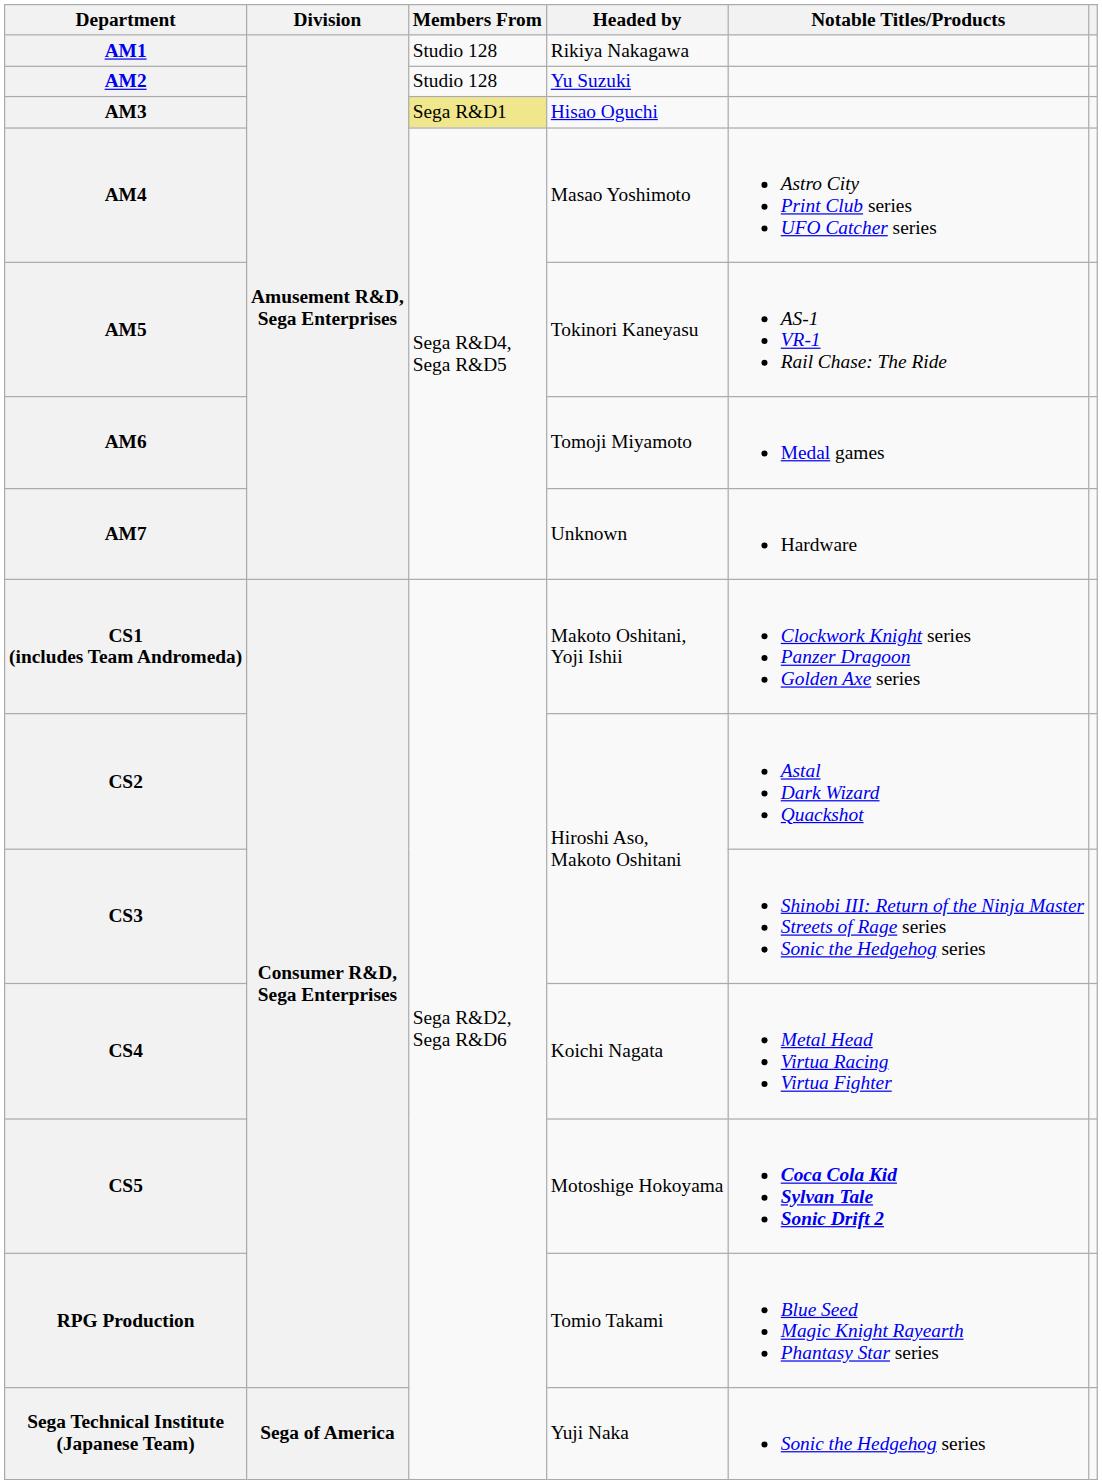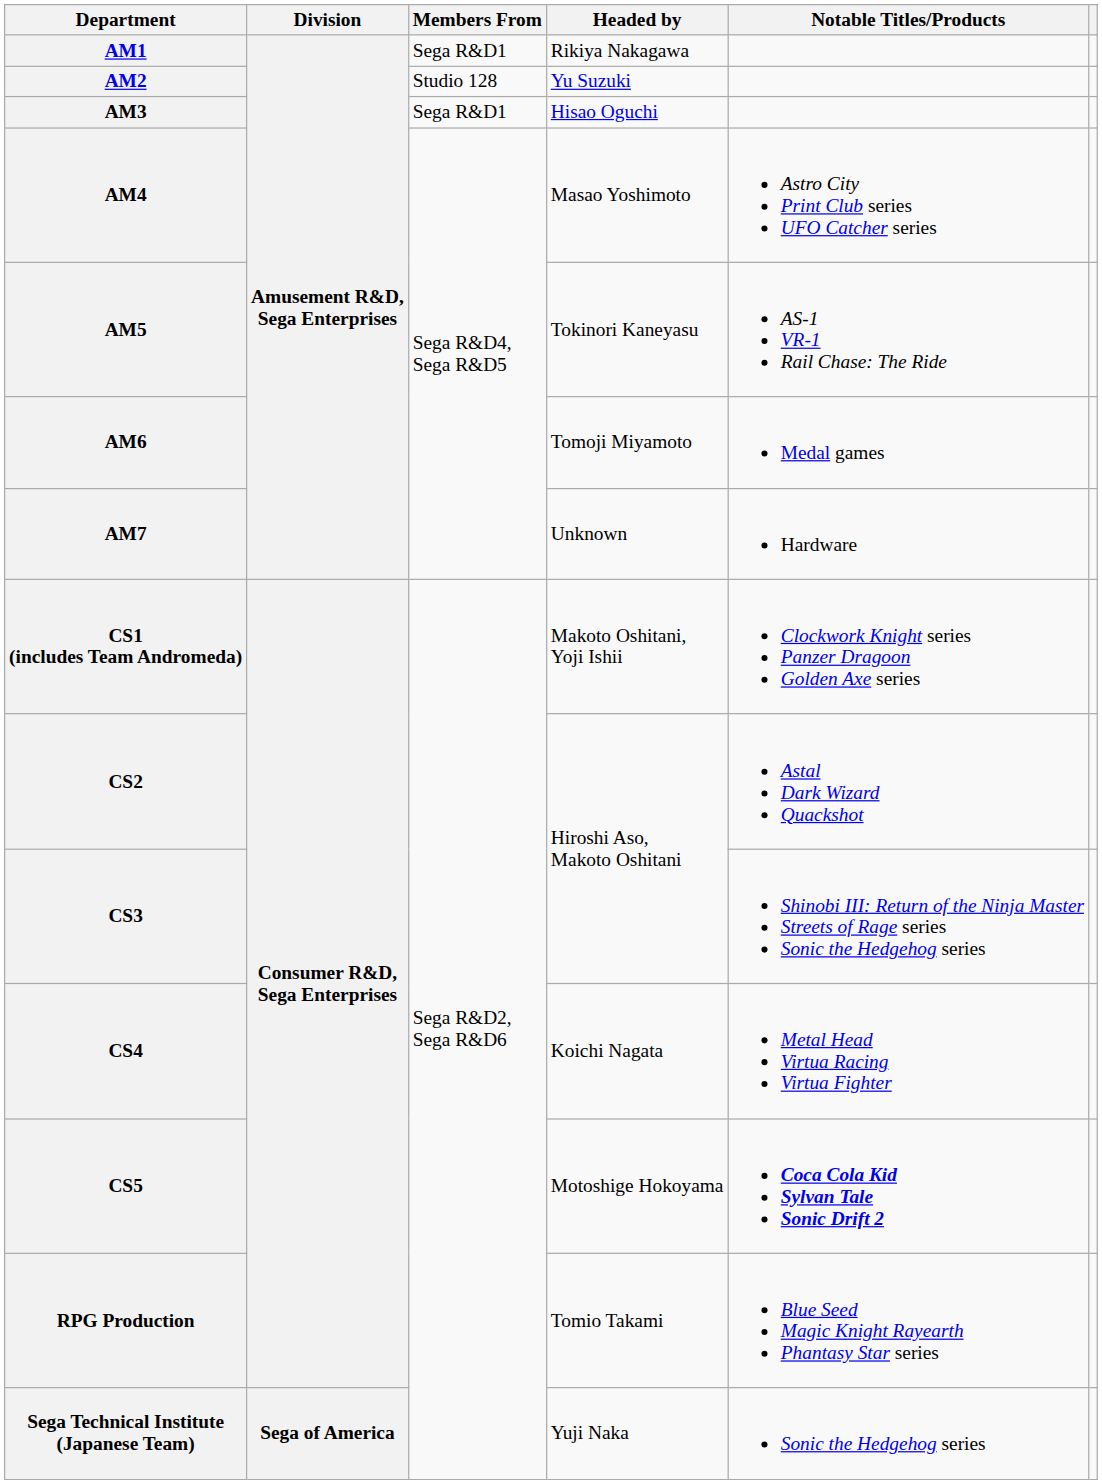(455, 50) Studio 128 -> (460, 50) Sega R&D1
(460, 111) khaki background -> (460, 111) no background
